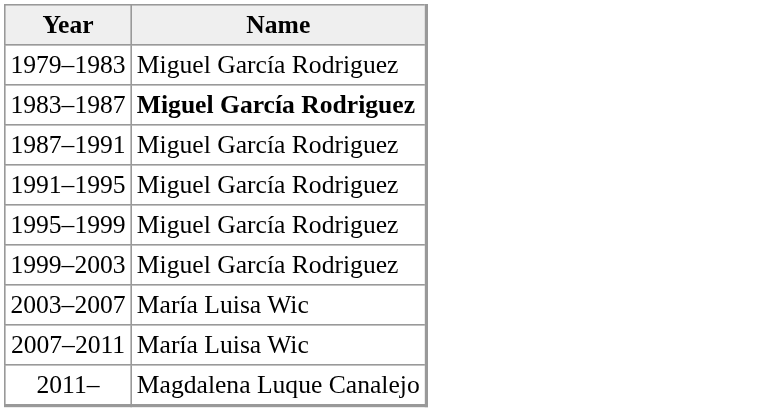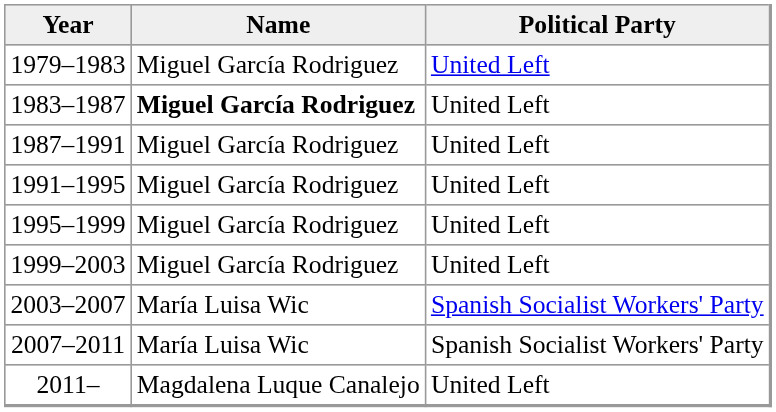+ column: (597, 24)
